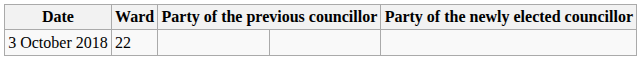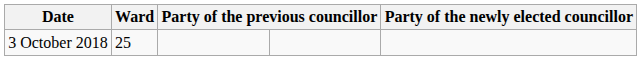(123, 42) 22 -> (123, 42) 25
